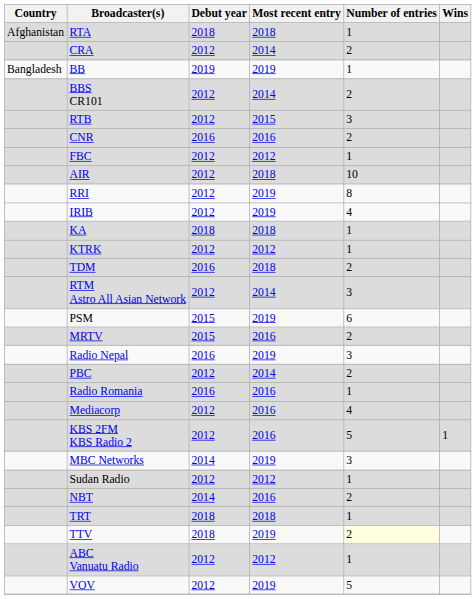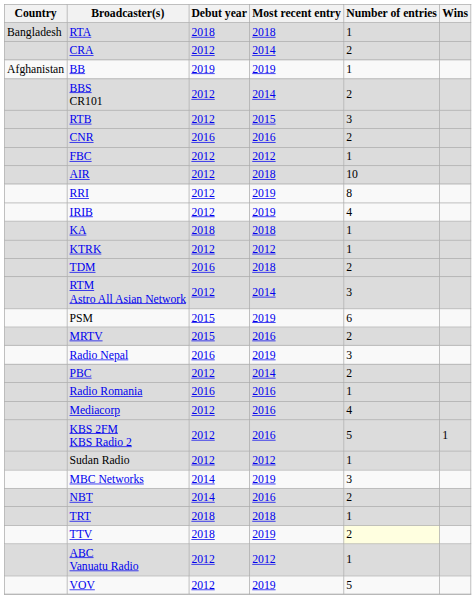(36, 32) Afghanistan -> (34, 32) Bangladesh
(34, 69) Bangladesh -> (36, 69) Afghanistan
rows swapped: (107, 460) <-> (100, 479)
